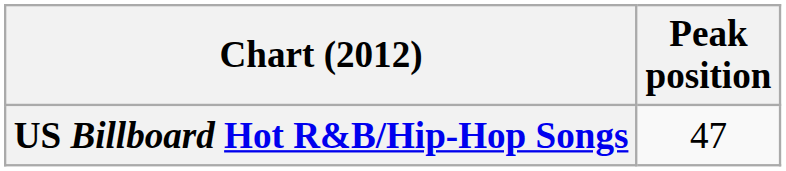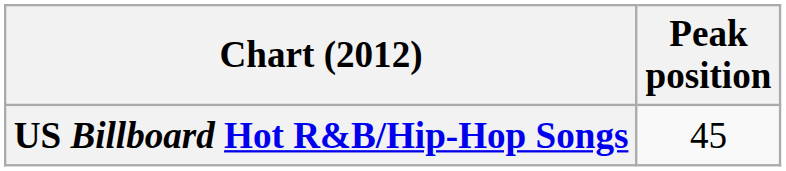(708, 134) 47 -> (708, 134) 45
